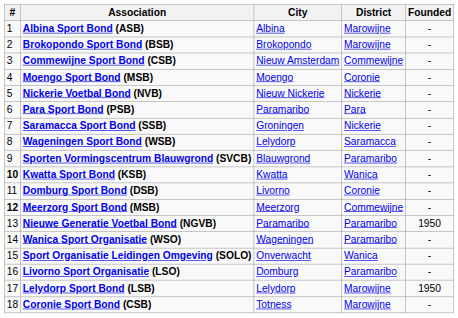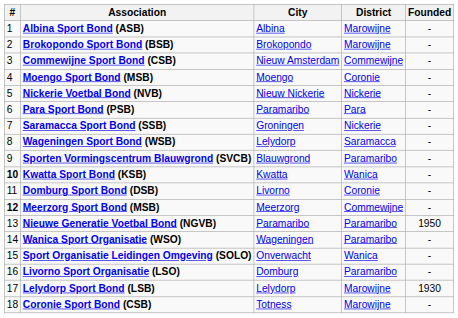(430, 288) 1950 -> (430, 288) 1930
